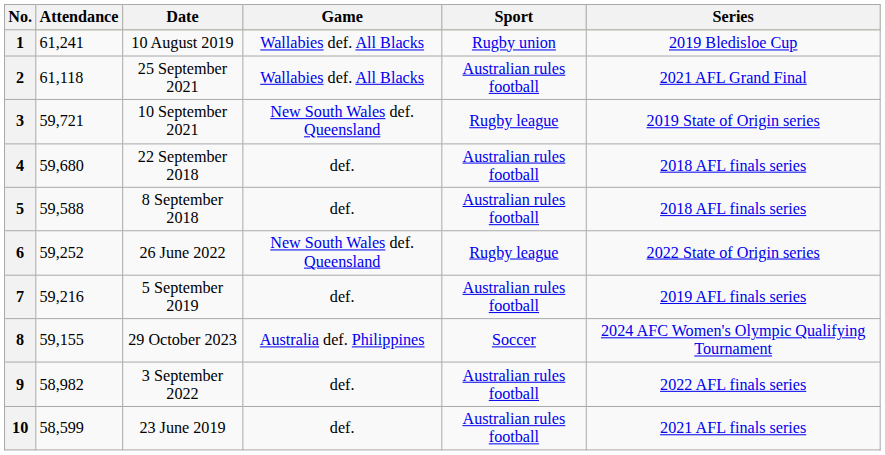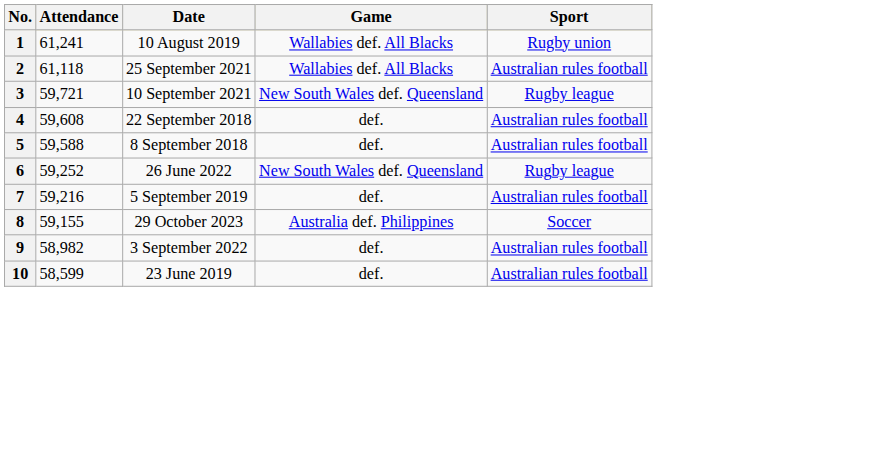- column: (733, 17)
(62, 165) 59,680 -> (62, 119) 59,608
